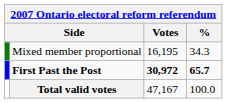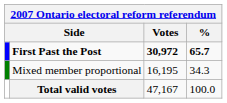rows swapped: (57, 70) <-> (77, 51)
